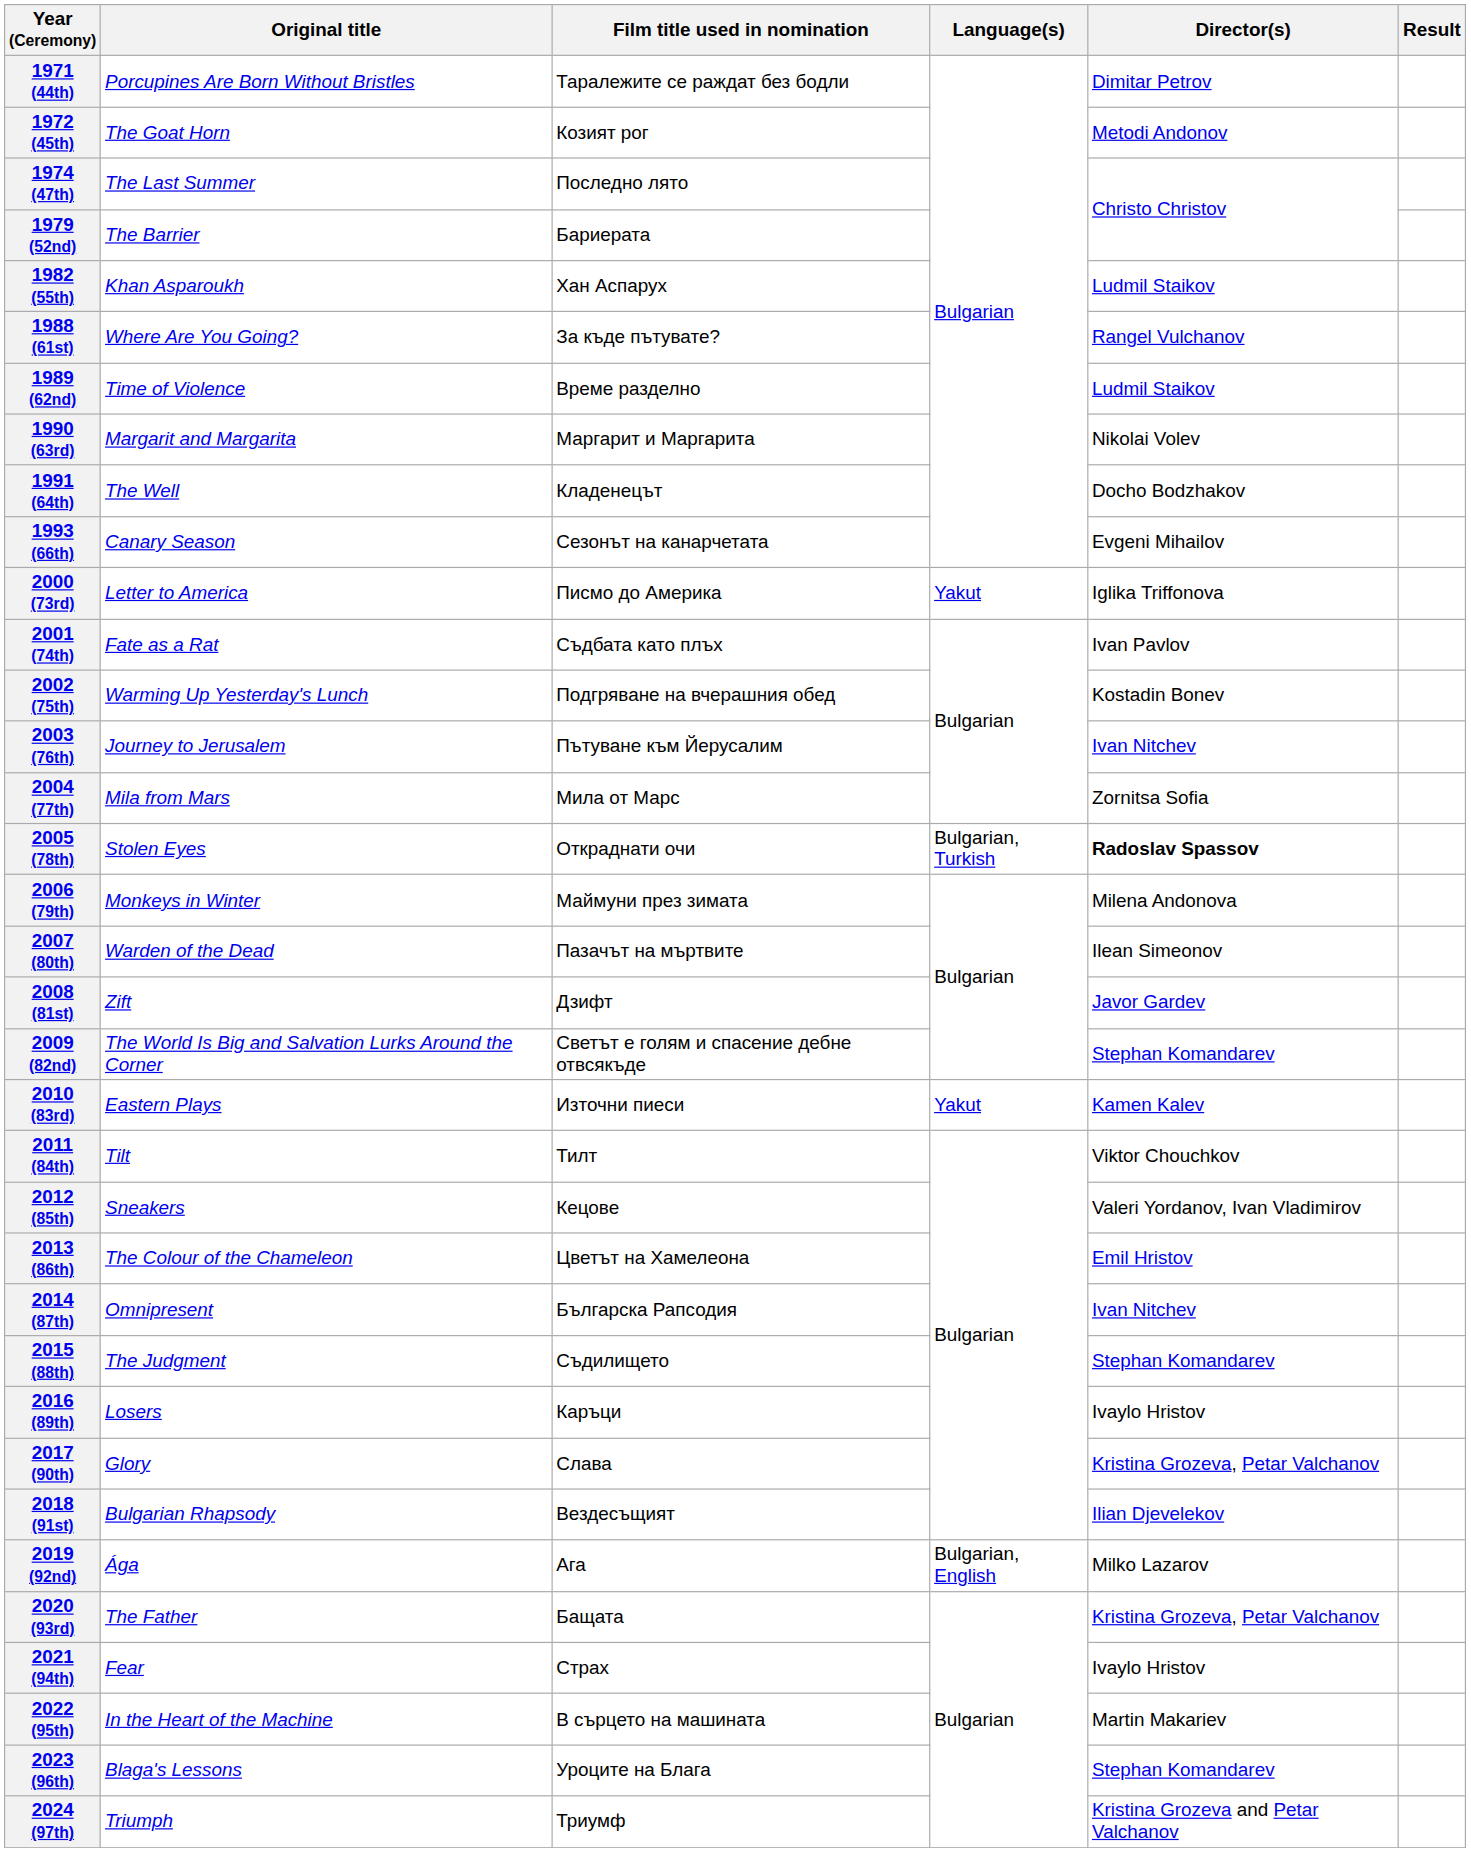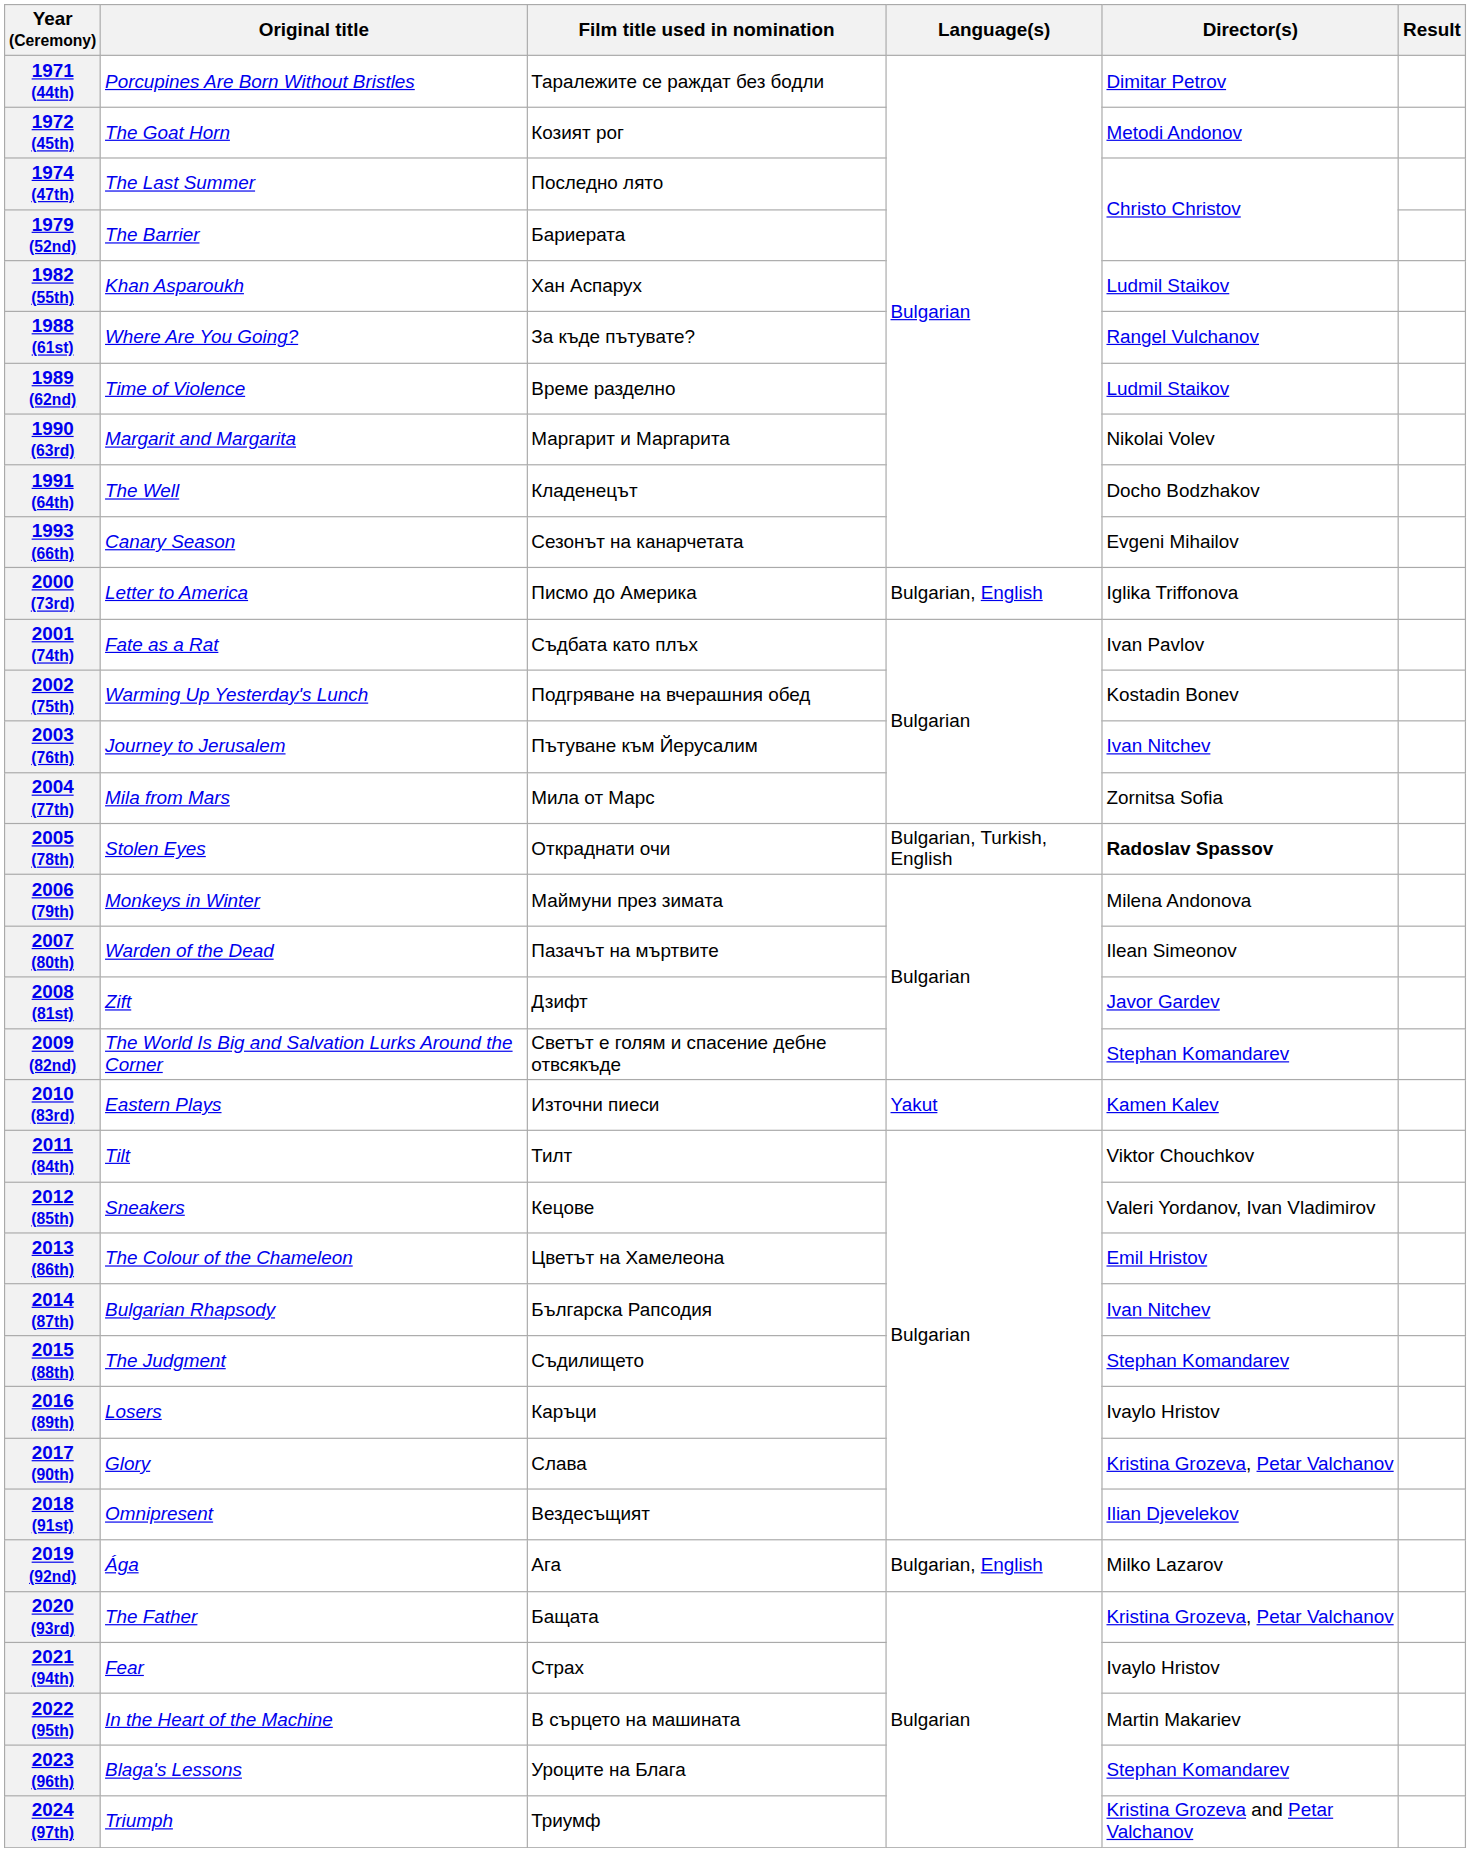(958, 593) Yakut -> (967, 593) Bulgarian, English
(977, 849) Bulgarian, Turkish -> (969, 849) Bulgarian, Turkish, English
(159, 1309) Omnipresent -> (190, 1309) Bulgarian Rhapsody
(190, 1514) Bulgarian Rhapsody -> (159, 1514) Omnipresent
